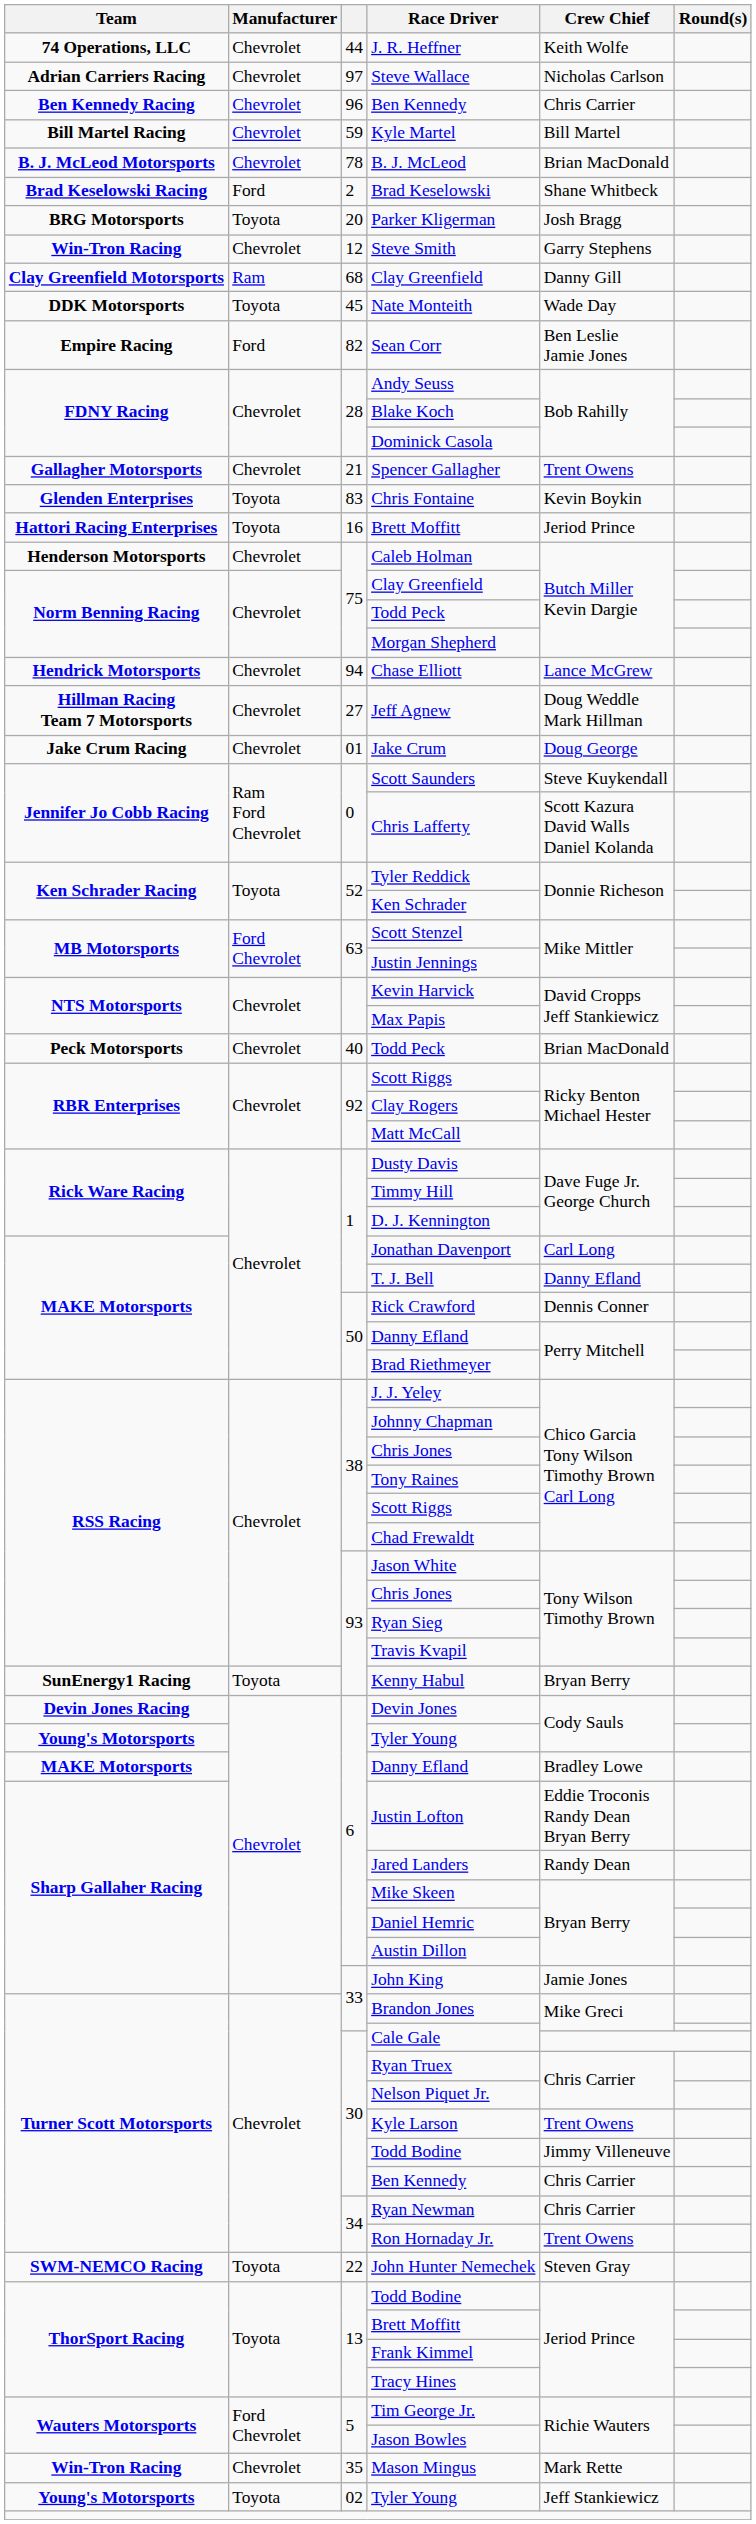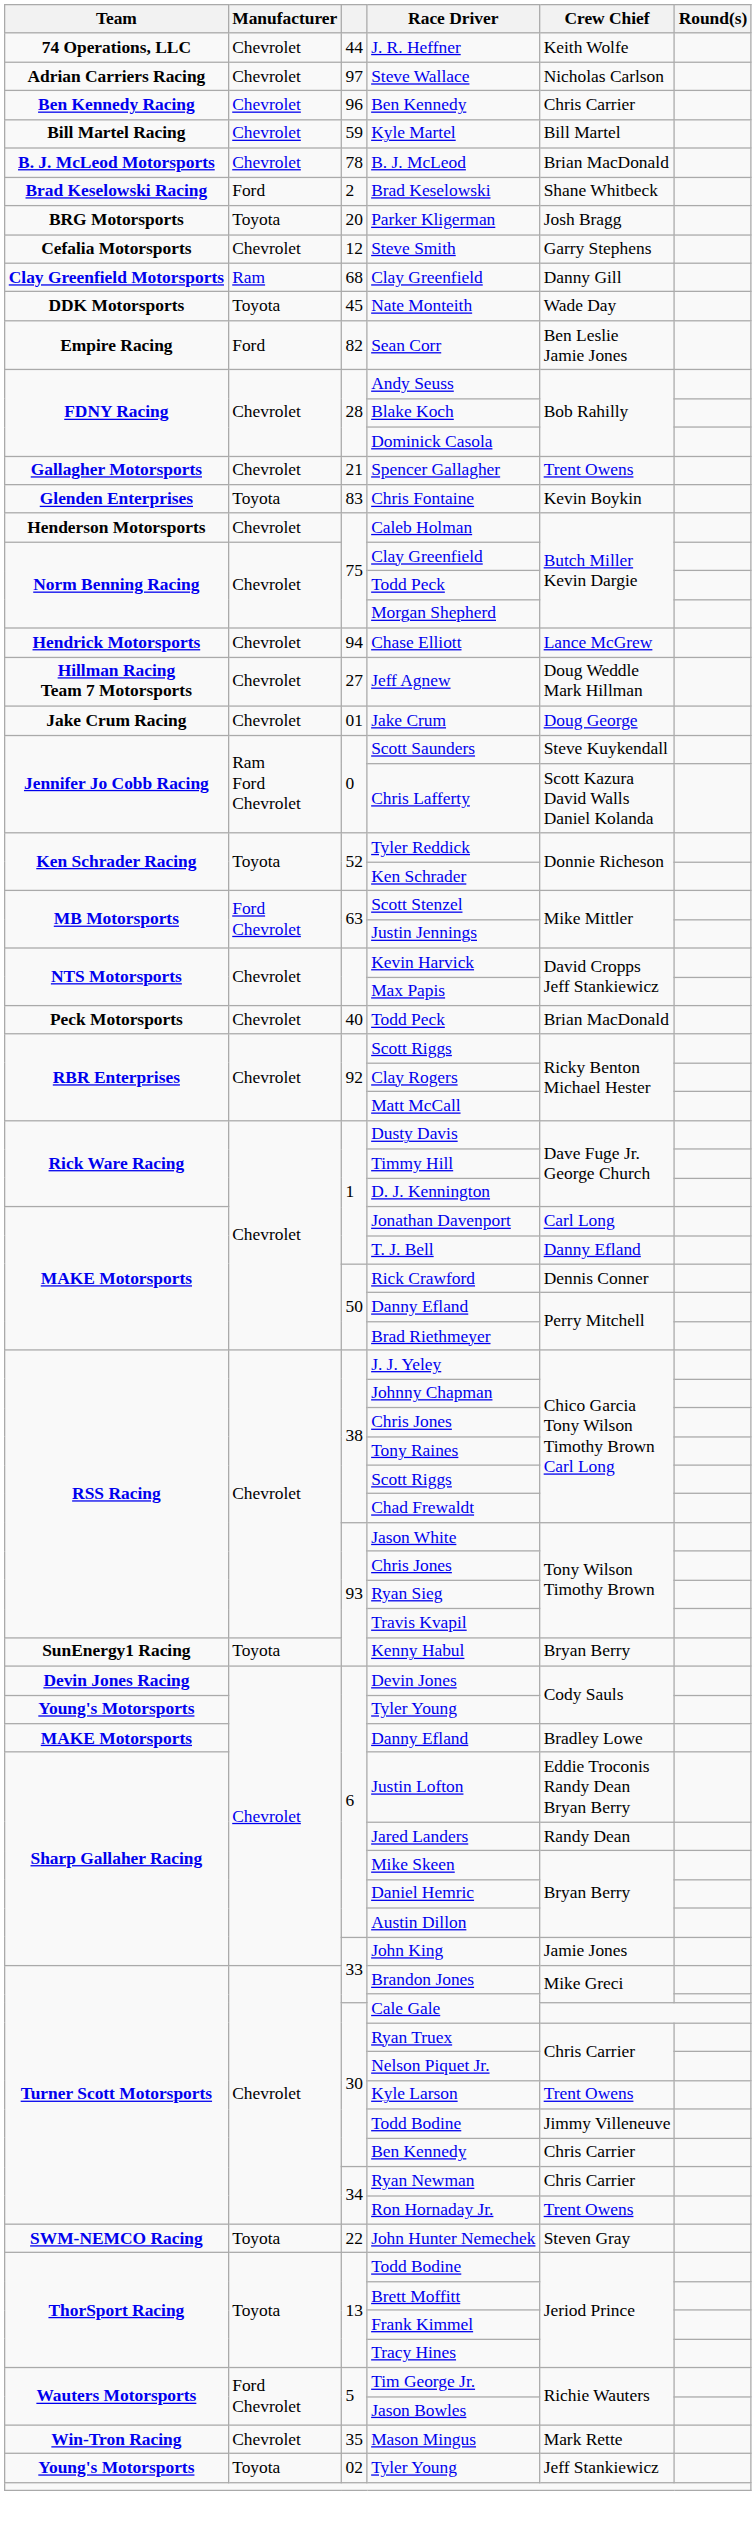(116, 248) Win-Tron Racing -> (116, 248) Cefalia Motorsports
- row: (354, 527)
